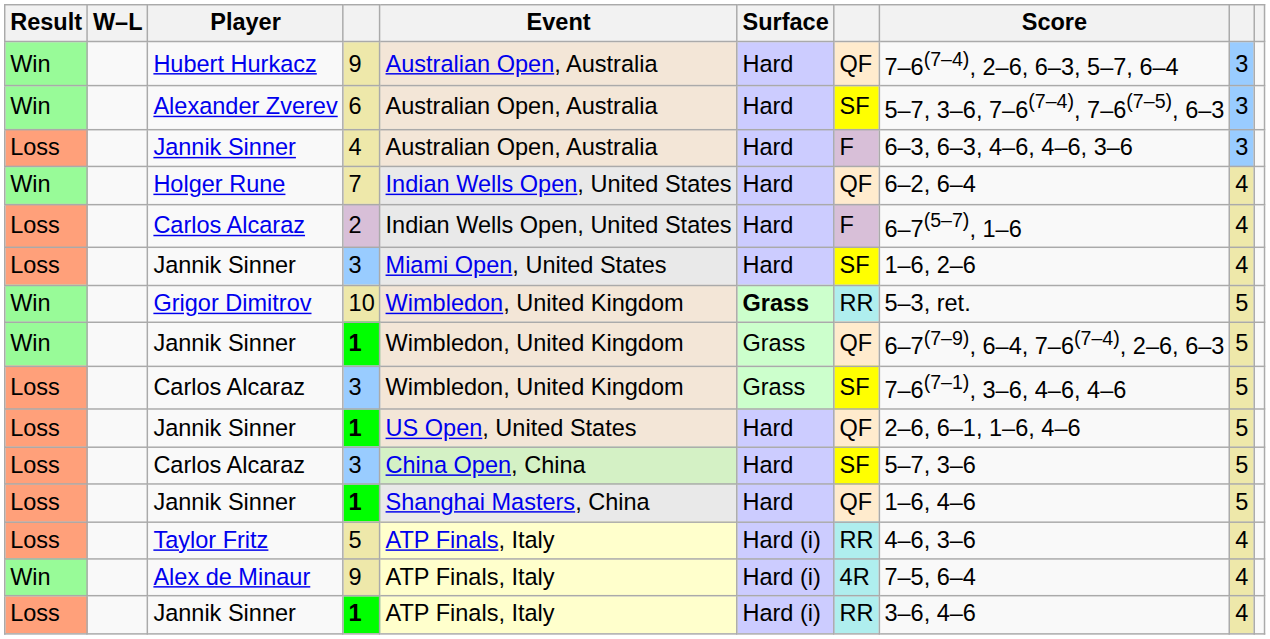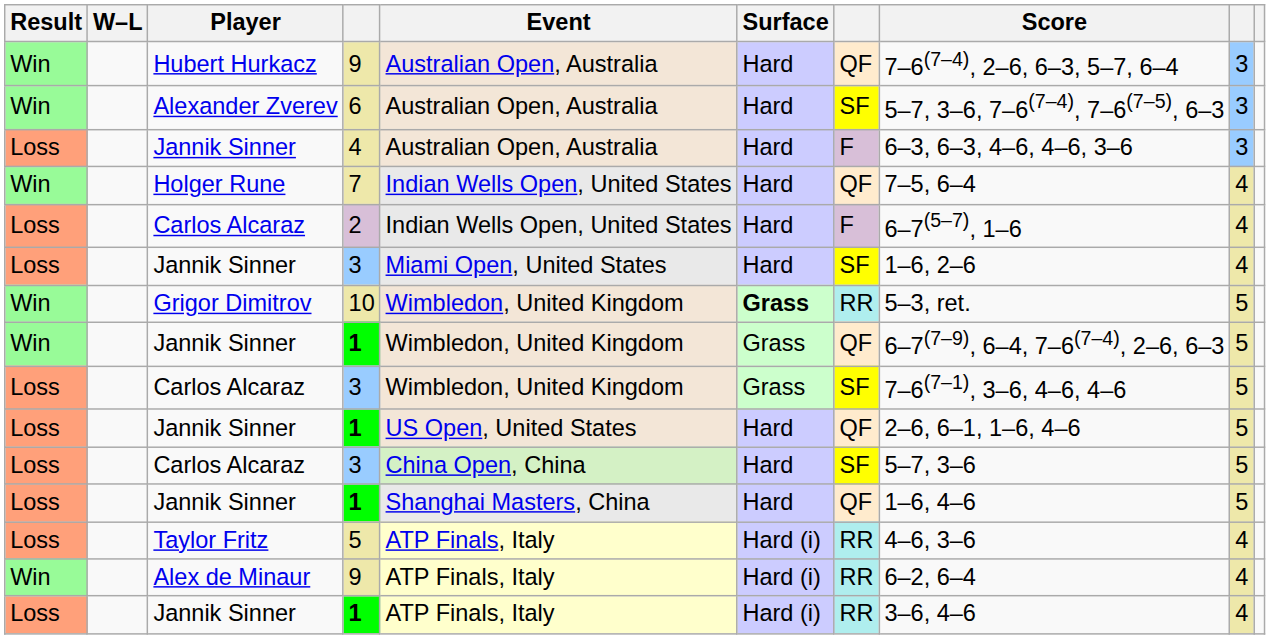(930, 185) 6–2, 6–4 -> (930, 185) 7–5, 6–4
(855, 577) 4R -> (857, 577) RR
(930, 577) 7–5, 6–4 -> (930, 577) 6–2, 6–4
